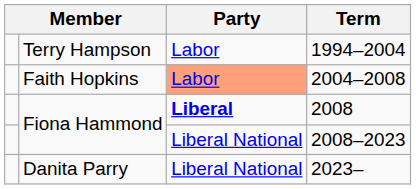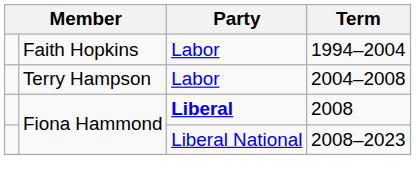(87, 49) Terry Hampson -> (81, 49) Faith Hopkins
(81, 79) Faith Hopkins -> (87, 79) Terry Hampson
(195, 79) lightsalmon background -> (195, 79) no background
- row: (337, 169)
